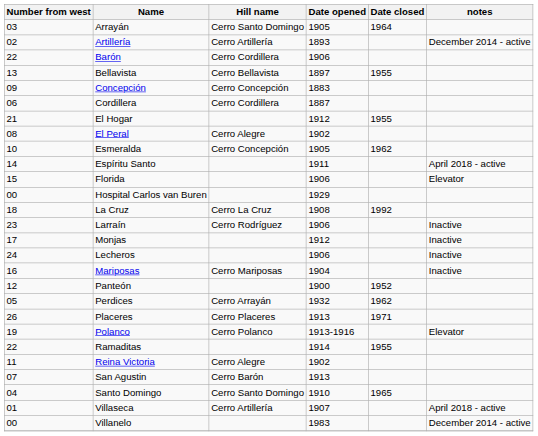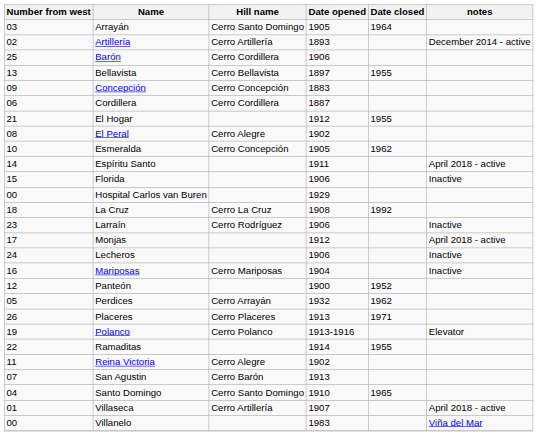(12, 57) 22 -> (12, 57) 25
(446, 179) Elevator -> (445, 179) Inactive
(445, 240) Inactive -> (467, 240) April 2018 - active
(480, 423) December 2014 - active -> (456, 423) Viña del Mar
